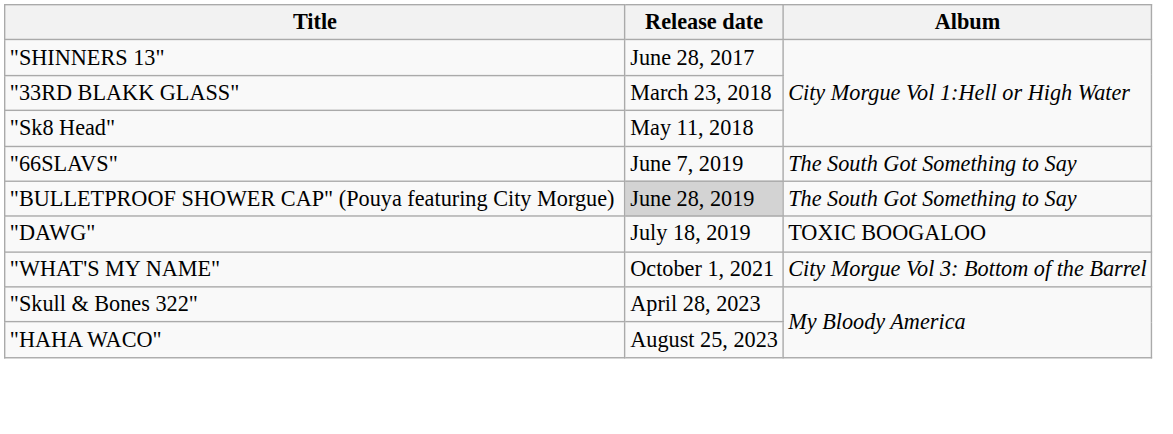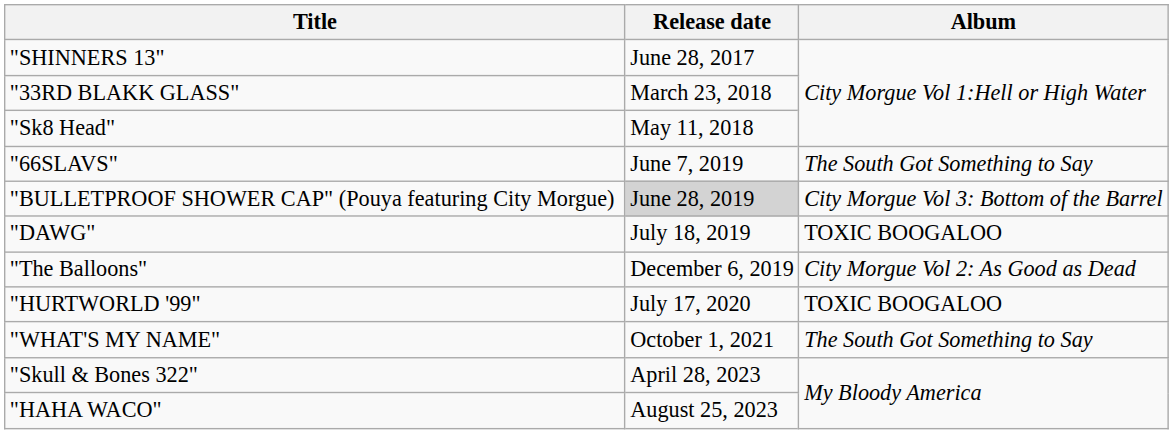(932, 198) The South Got Something to Say -> (983, 198) City Morgue Vol 3: Bottom of the Barrel
+ row: (81, 269)
+ row: (105, 304)
(967, 269) City Morgue Vol 3: Bottom of the Barrel -> (948, 339) The South Got Something to Say
